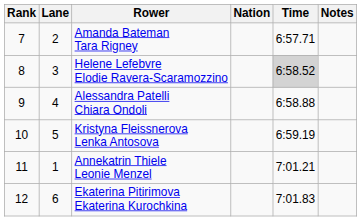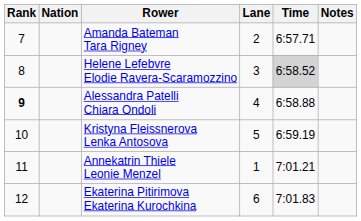columns swapped: (55, 13) <-> (252, 13)
(22, 103) normal -> (22, 103) bold
